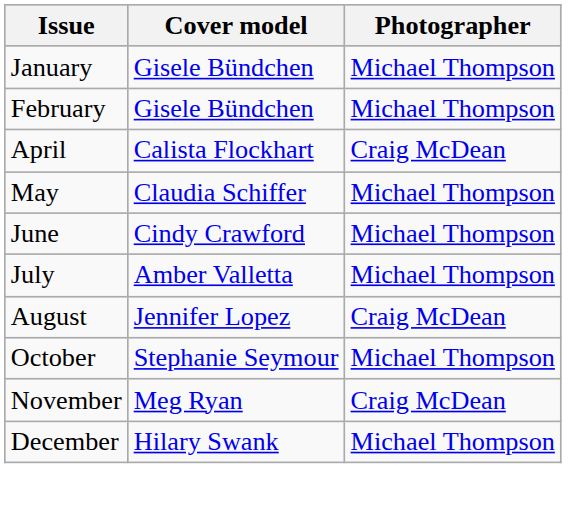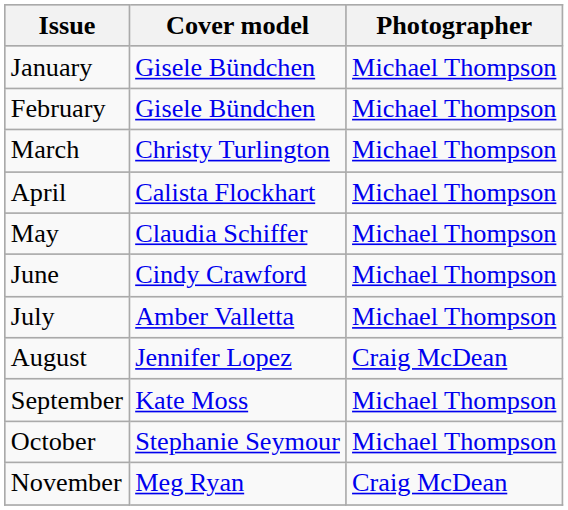+ row: (45, 150)
(428, 150) Craig McDean -> (454, 191) Michael Thompson
+ row: (67, 399)
- row: (65, 441)
